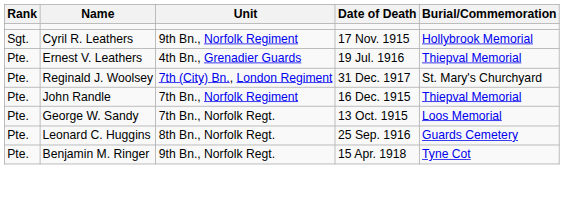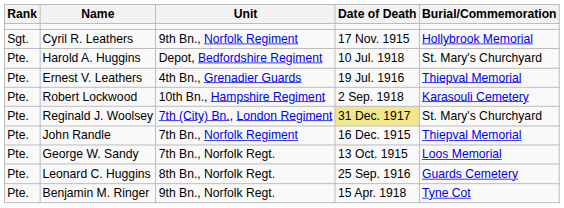+ row: (92, 58)
+ row: (90, 96)
(374, 77) no background -> (374, 116) khaki background
